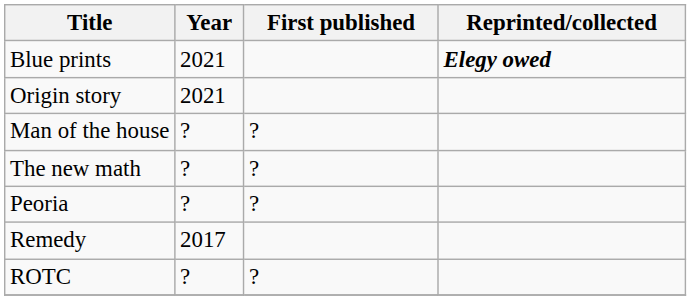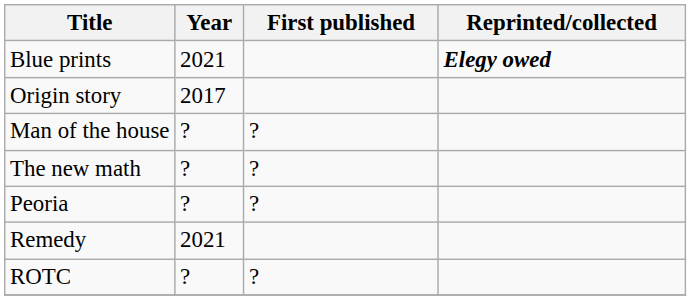(203, 95) 2021 -> (203, 95) 2017
(203, 240) 2017 -> (203, 240) 2021
